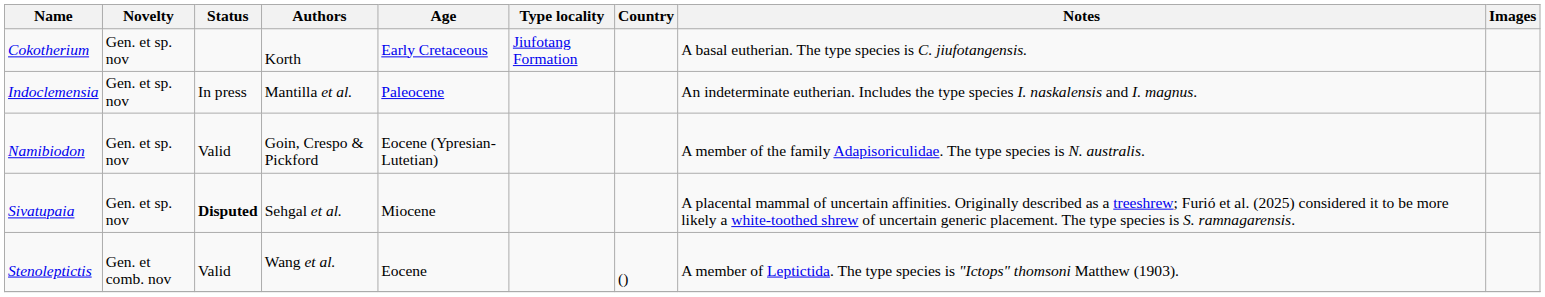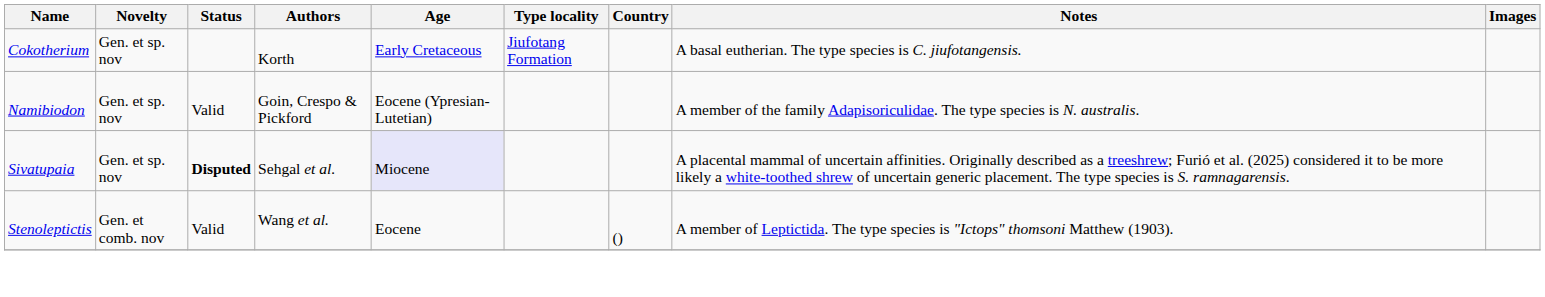- row: (53, 92)
(408, 211) no background -> (402, 169) lavender background
